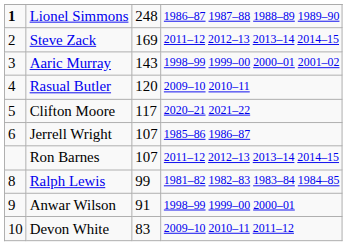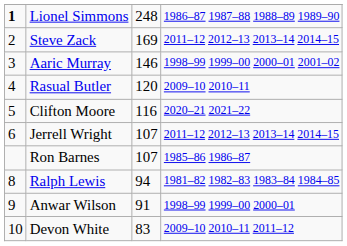(146, 63) 143 -> (146, 63) 146
(146, 110) 117 -> (146, 110) 116
(207, 134) 1985–86 1986–87 -> (251, 134) 2011–12 2012–13 2013–14 2014–15
(251, 157) 2011–12 2012–13 2013–14 2014–15 -> (207, 157) 1985–86 1986–87
(143, 181) 99 -> (143, 181) 94
